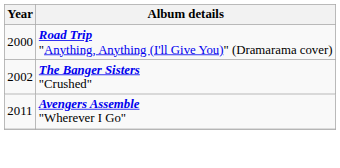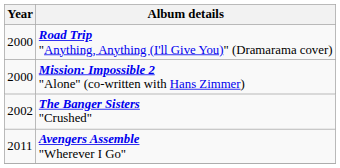+ row: (142, 76)
